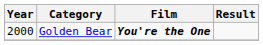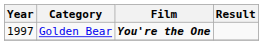(20, 31) 2000 -> (20, 31) 1997
